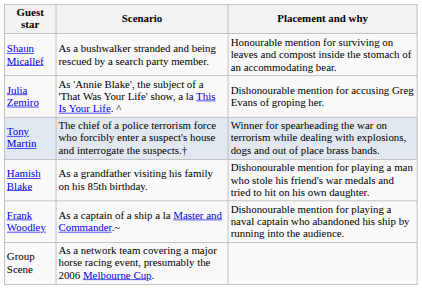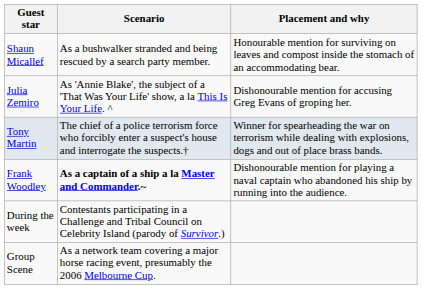- row: (24, 180)
(140, 221) normal -> (137, 180) bold
+ row: (30, 221)
